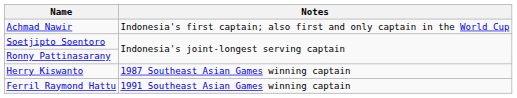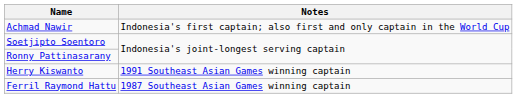(235, 71) 1987 Southeast Asian Games winning captain -> (235, 71) 1991 Southeast Asian Games winning captain
(235, 86) 1991 Southeast Asian Games winning captain -> (235, 86) 1987 Southeast Asian Games winning captain
